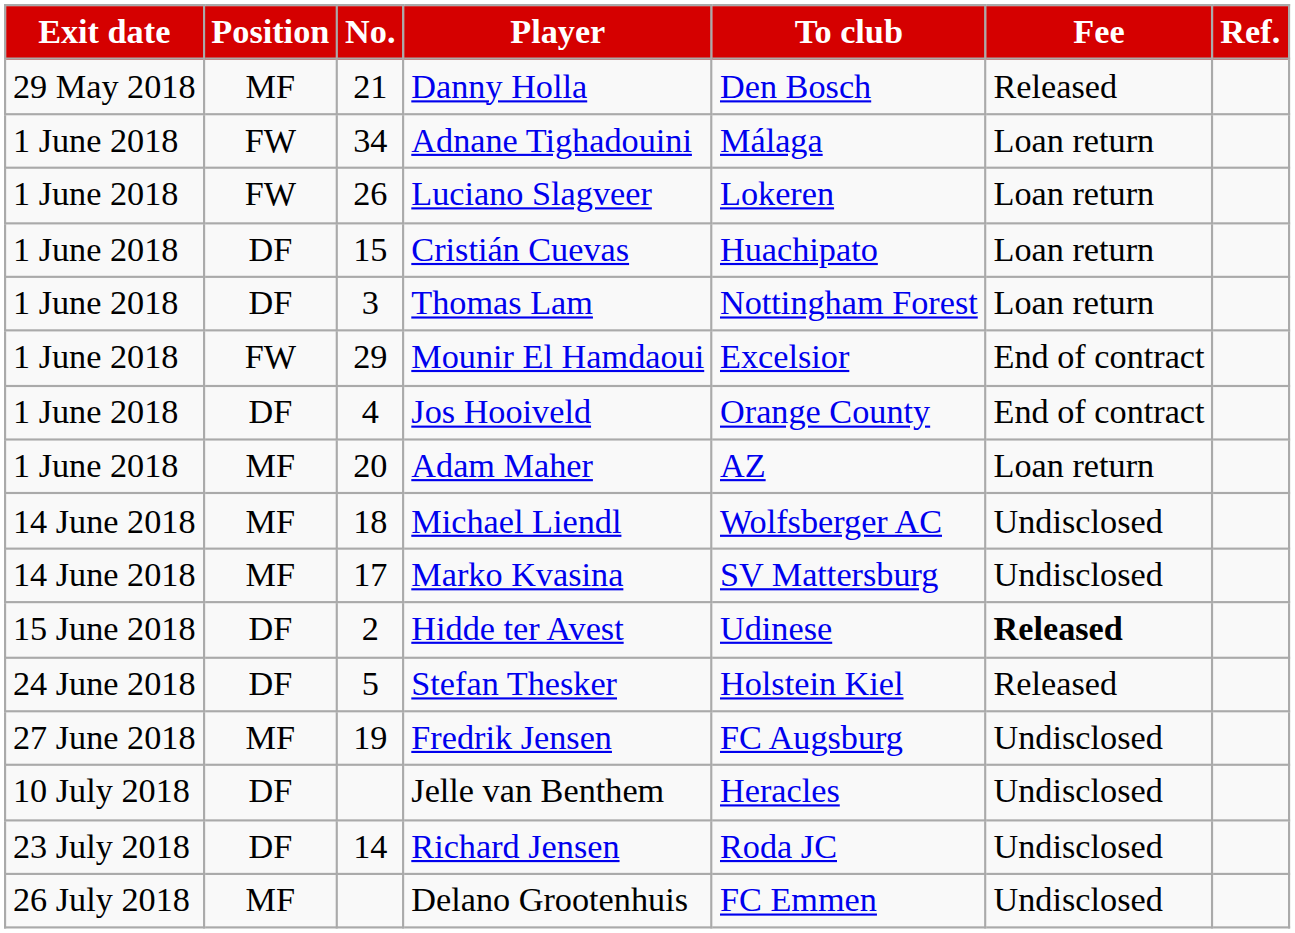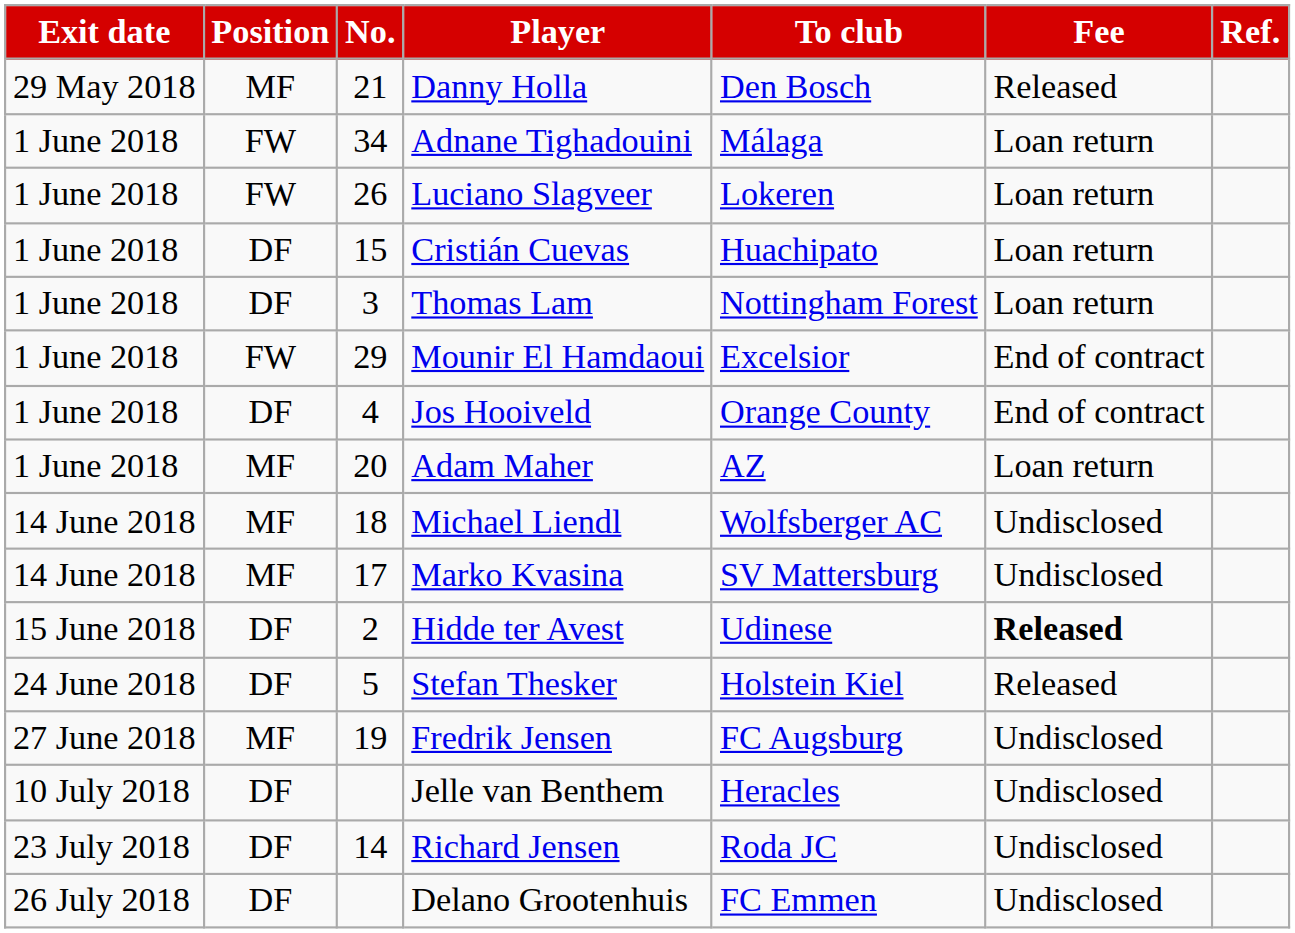(270, 900) MF -> (270, 900) DF
